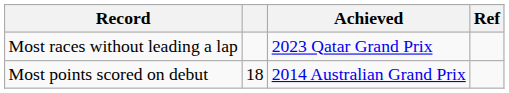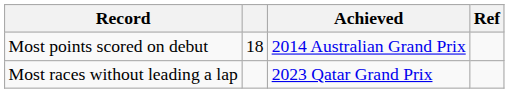rows swapped: (108, 74) <-> (123, 46)
